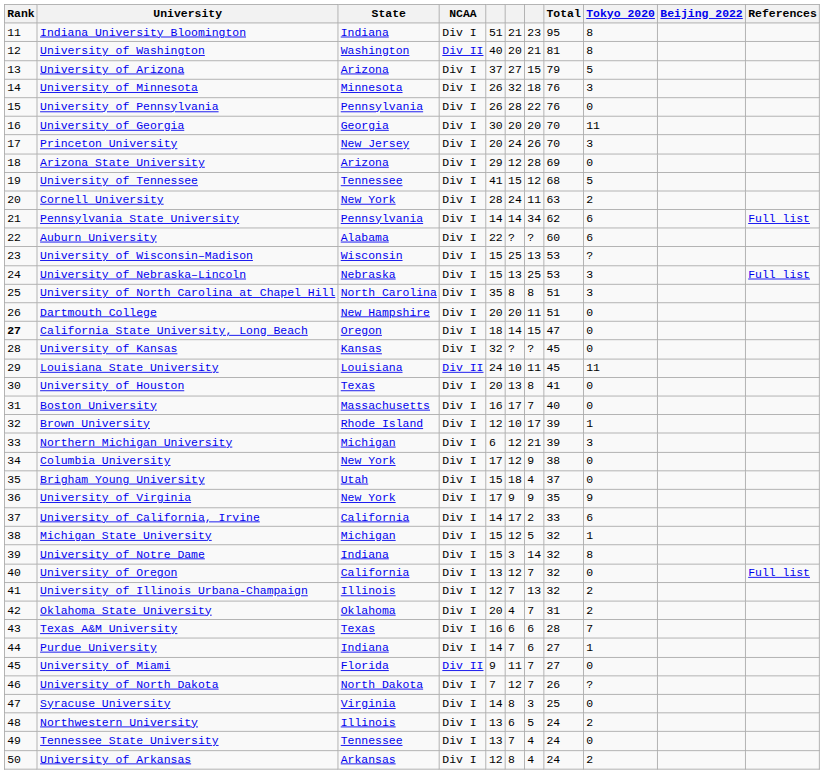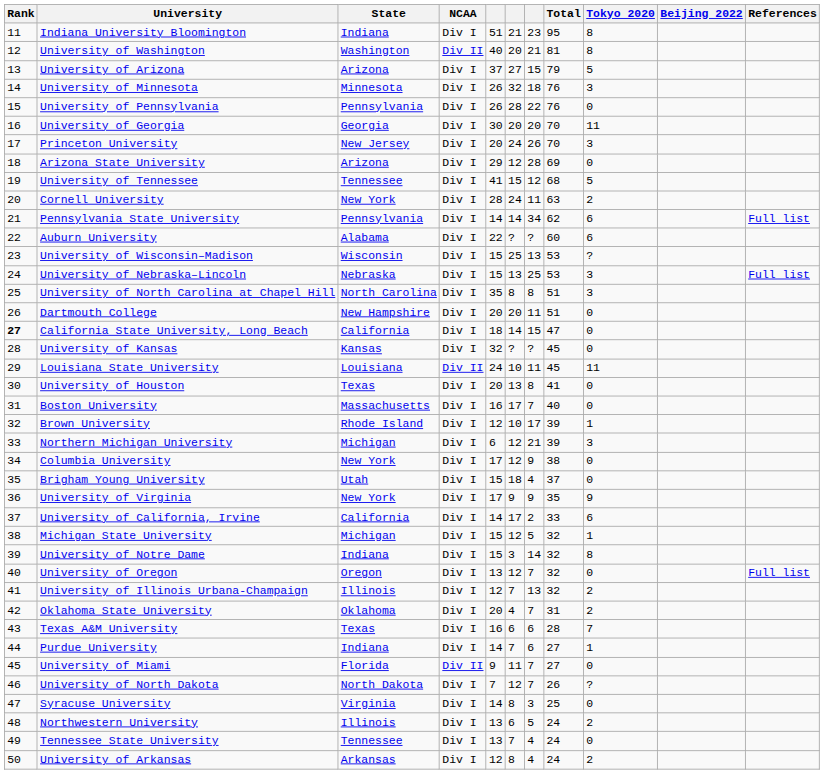(361, 331) Oregon -> (375, 331) California
(375, 573) California -> (361, 573) Oregon
